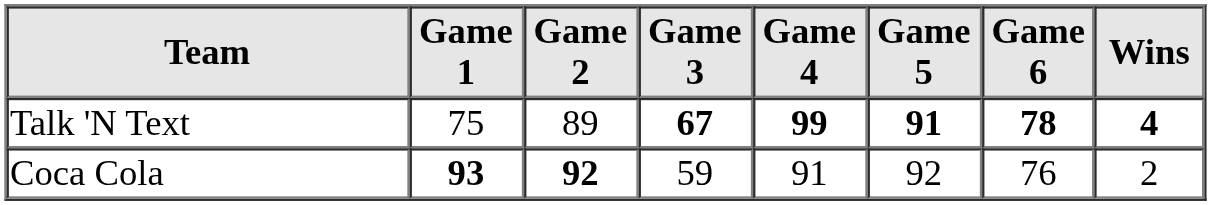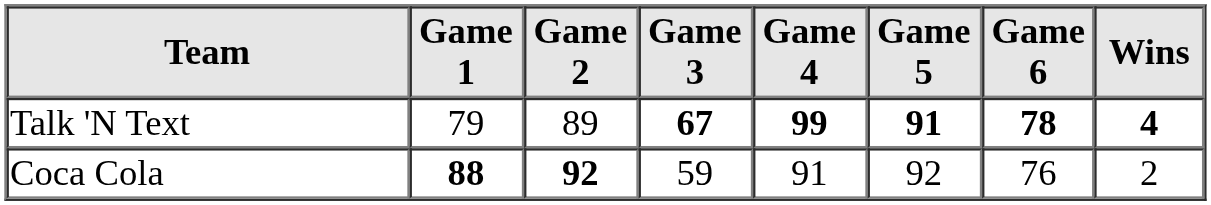(466, 122) 75 -> (466, 122) 79
(466, 172) 93 -> (466, 172) 88
